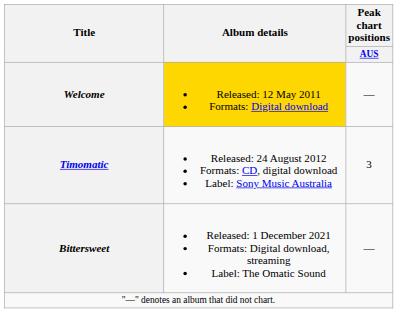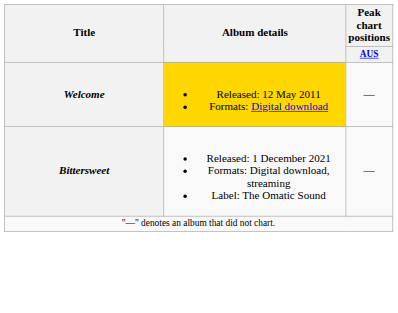- row: (84, 165)
